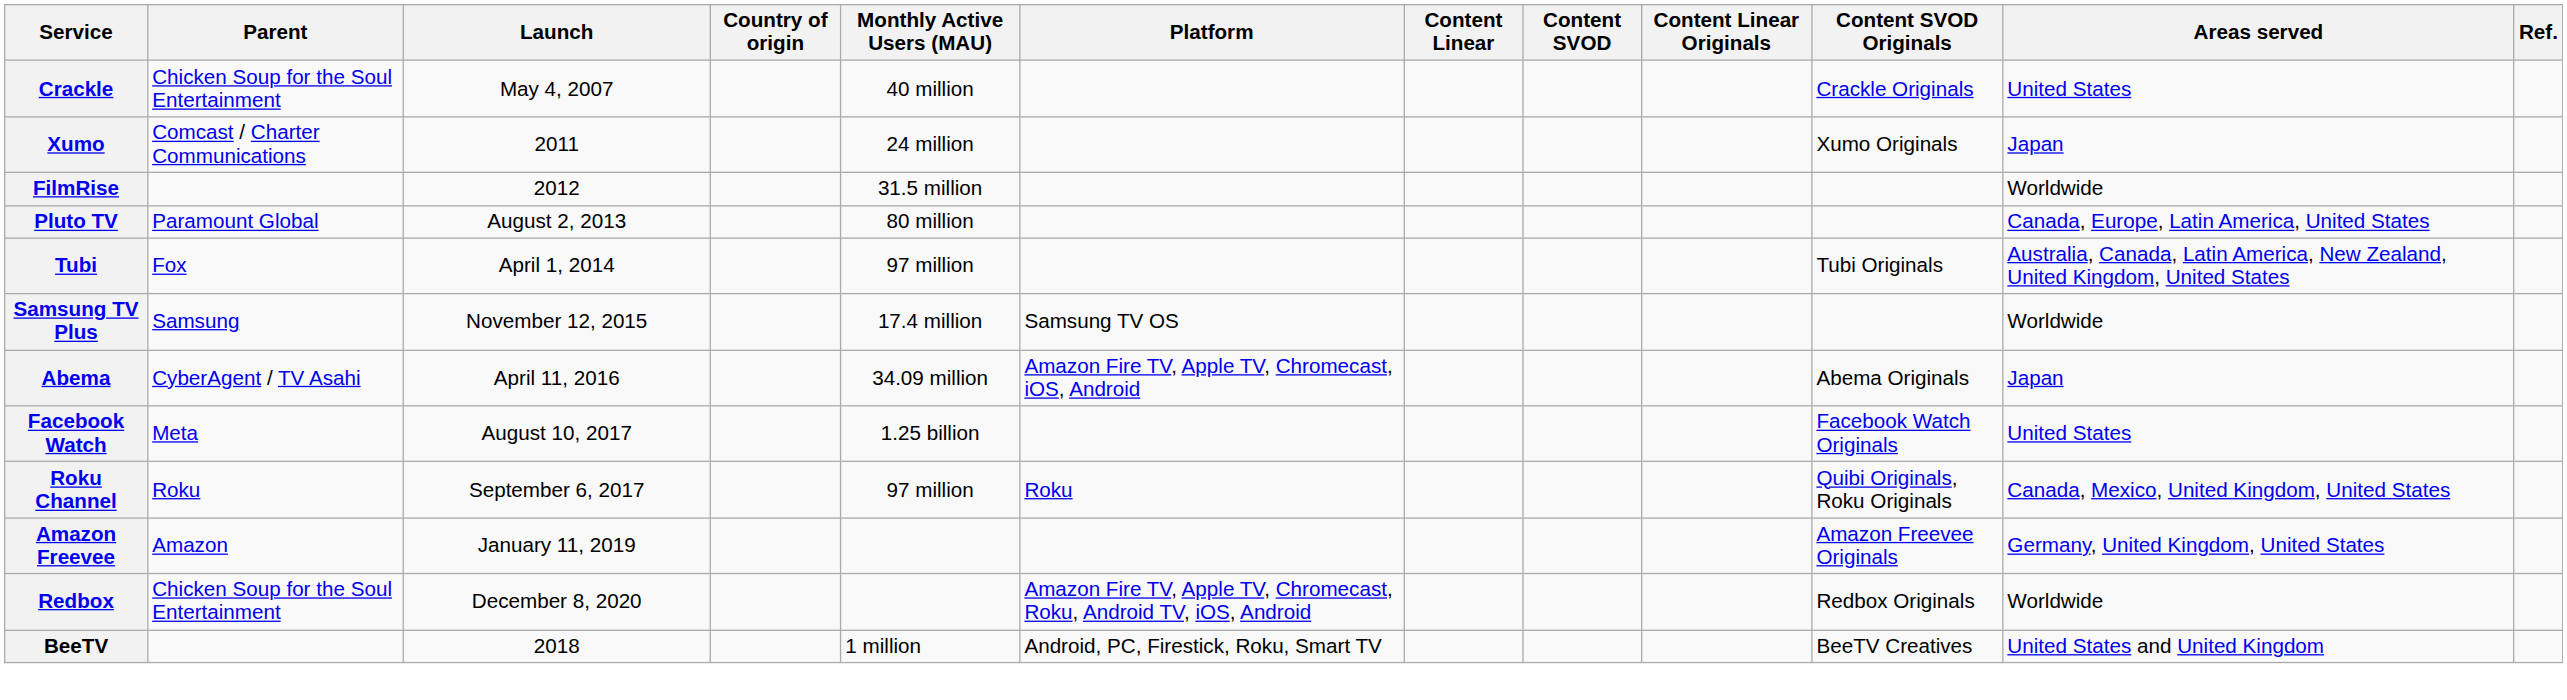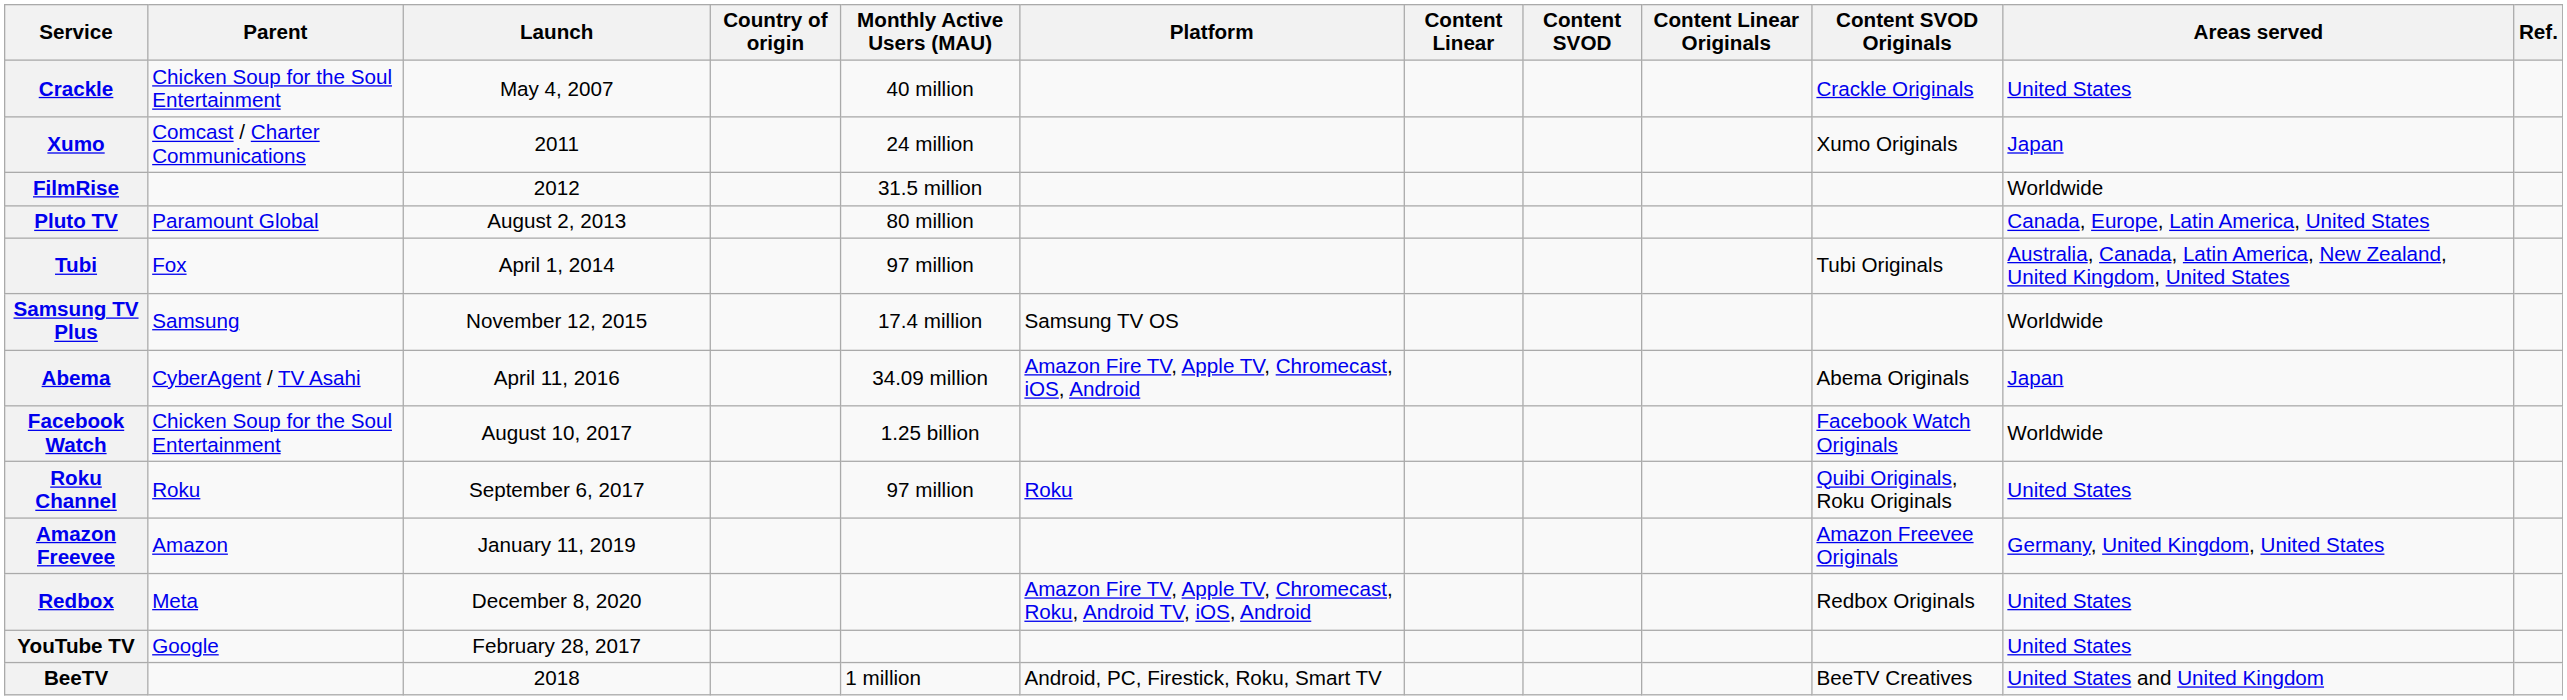(175, 433) Meta -> (272, 433) Chicken Soup for the Soul Entertainment
(2069, 433) United States -> (2055, 433) Worldwide
(2229, 489) Canada, Mexico, United Kingdom, United States -> (2069, 489) United States
(272, 601) Chicken Soup for the Soul Entertainment -> (175, 601) Meta
(2055, 601) Worldwide -> (2069, 601) United States
+ row: (76, 645)
